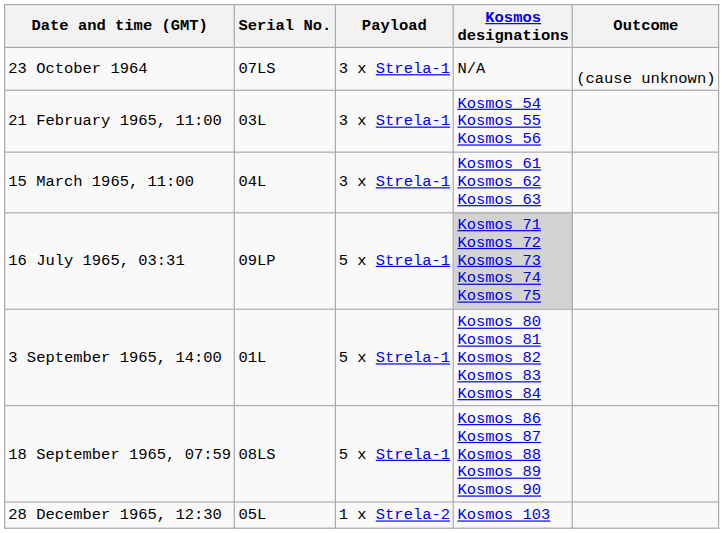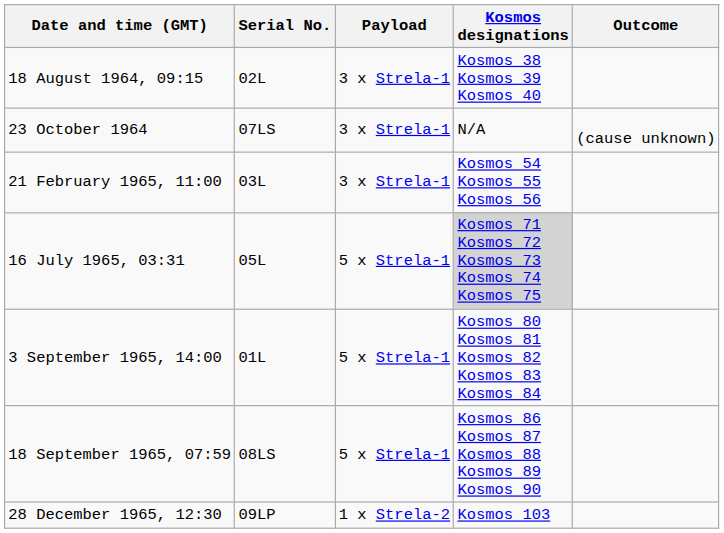+ row: (106, 78)
- row: (101, 182)
(257, 261) 09LP -> (252, 261) 05L
(252, 515) 05L -> (257, 515) 09LP
